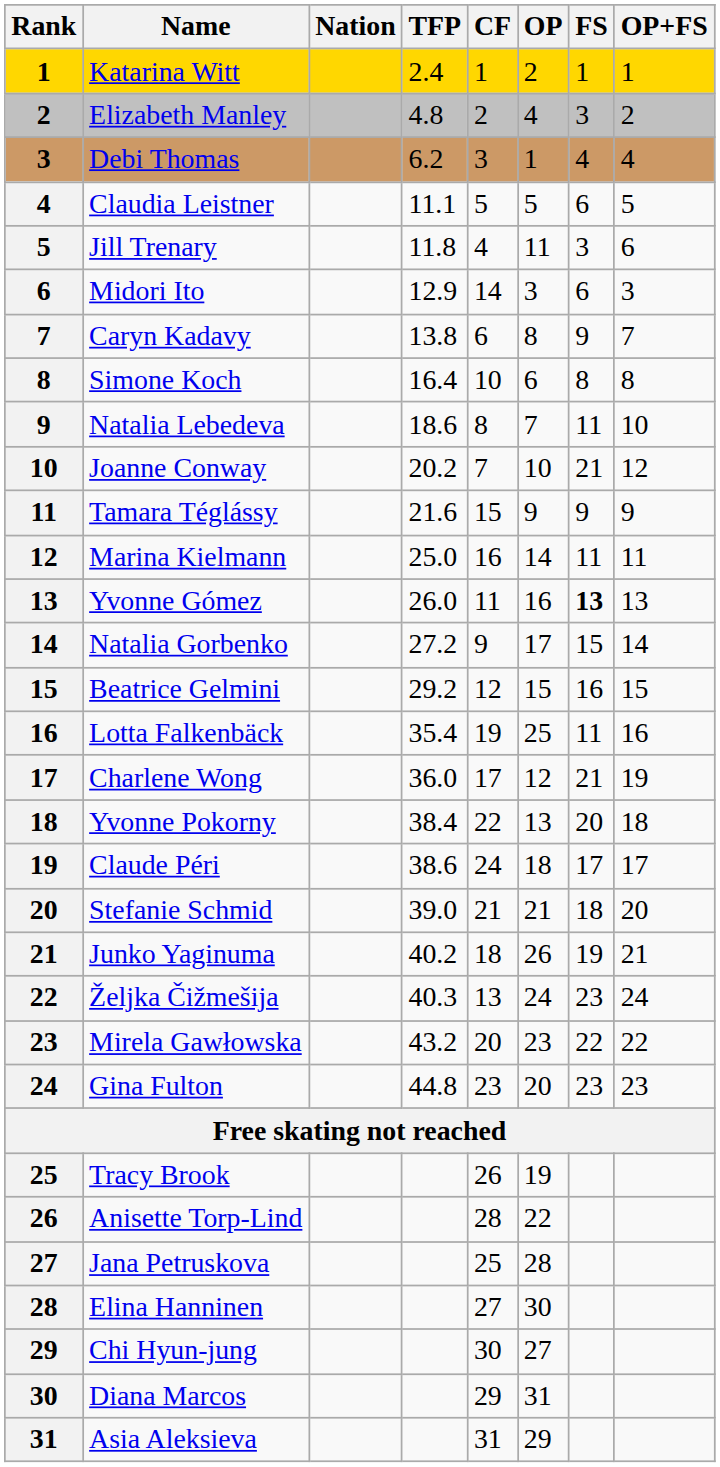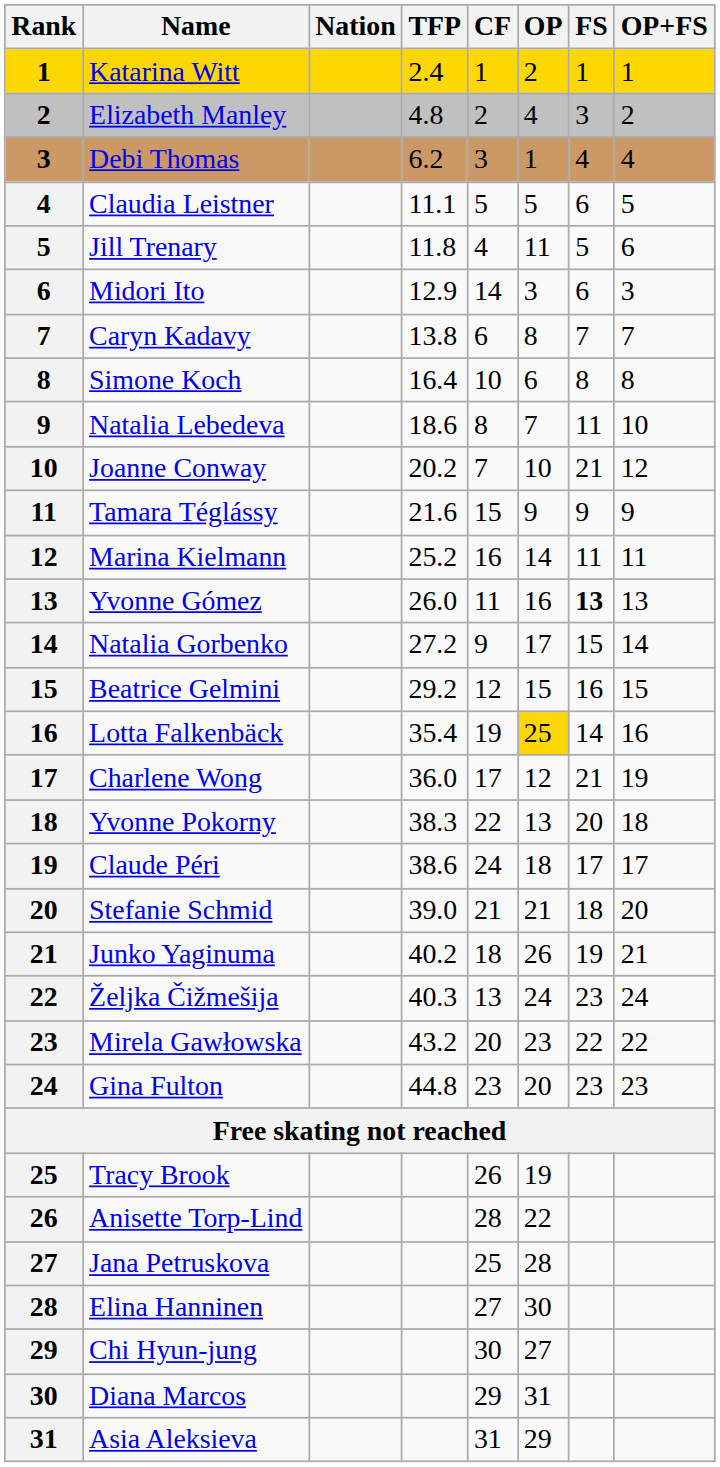(582, 247) 3 -> (582, 247) 5
(582, 335) 9 -> (582, 335) 7
(433, 556) 25.0 -> (433, 556) 25.2
(538, 733) no background -> (538, 733) gold background
(589, 733) 11 -> (589, 733) 14
(433, 821) 38.4 -> (433, 821) 38.3
